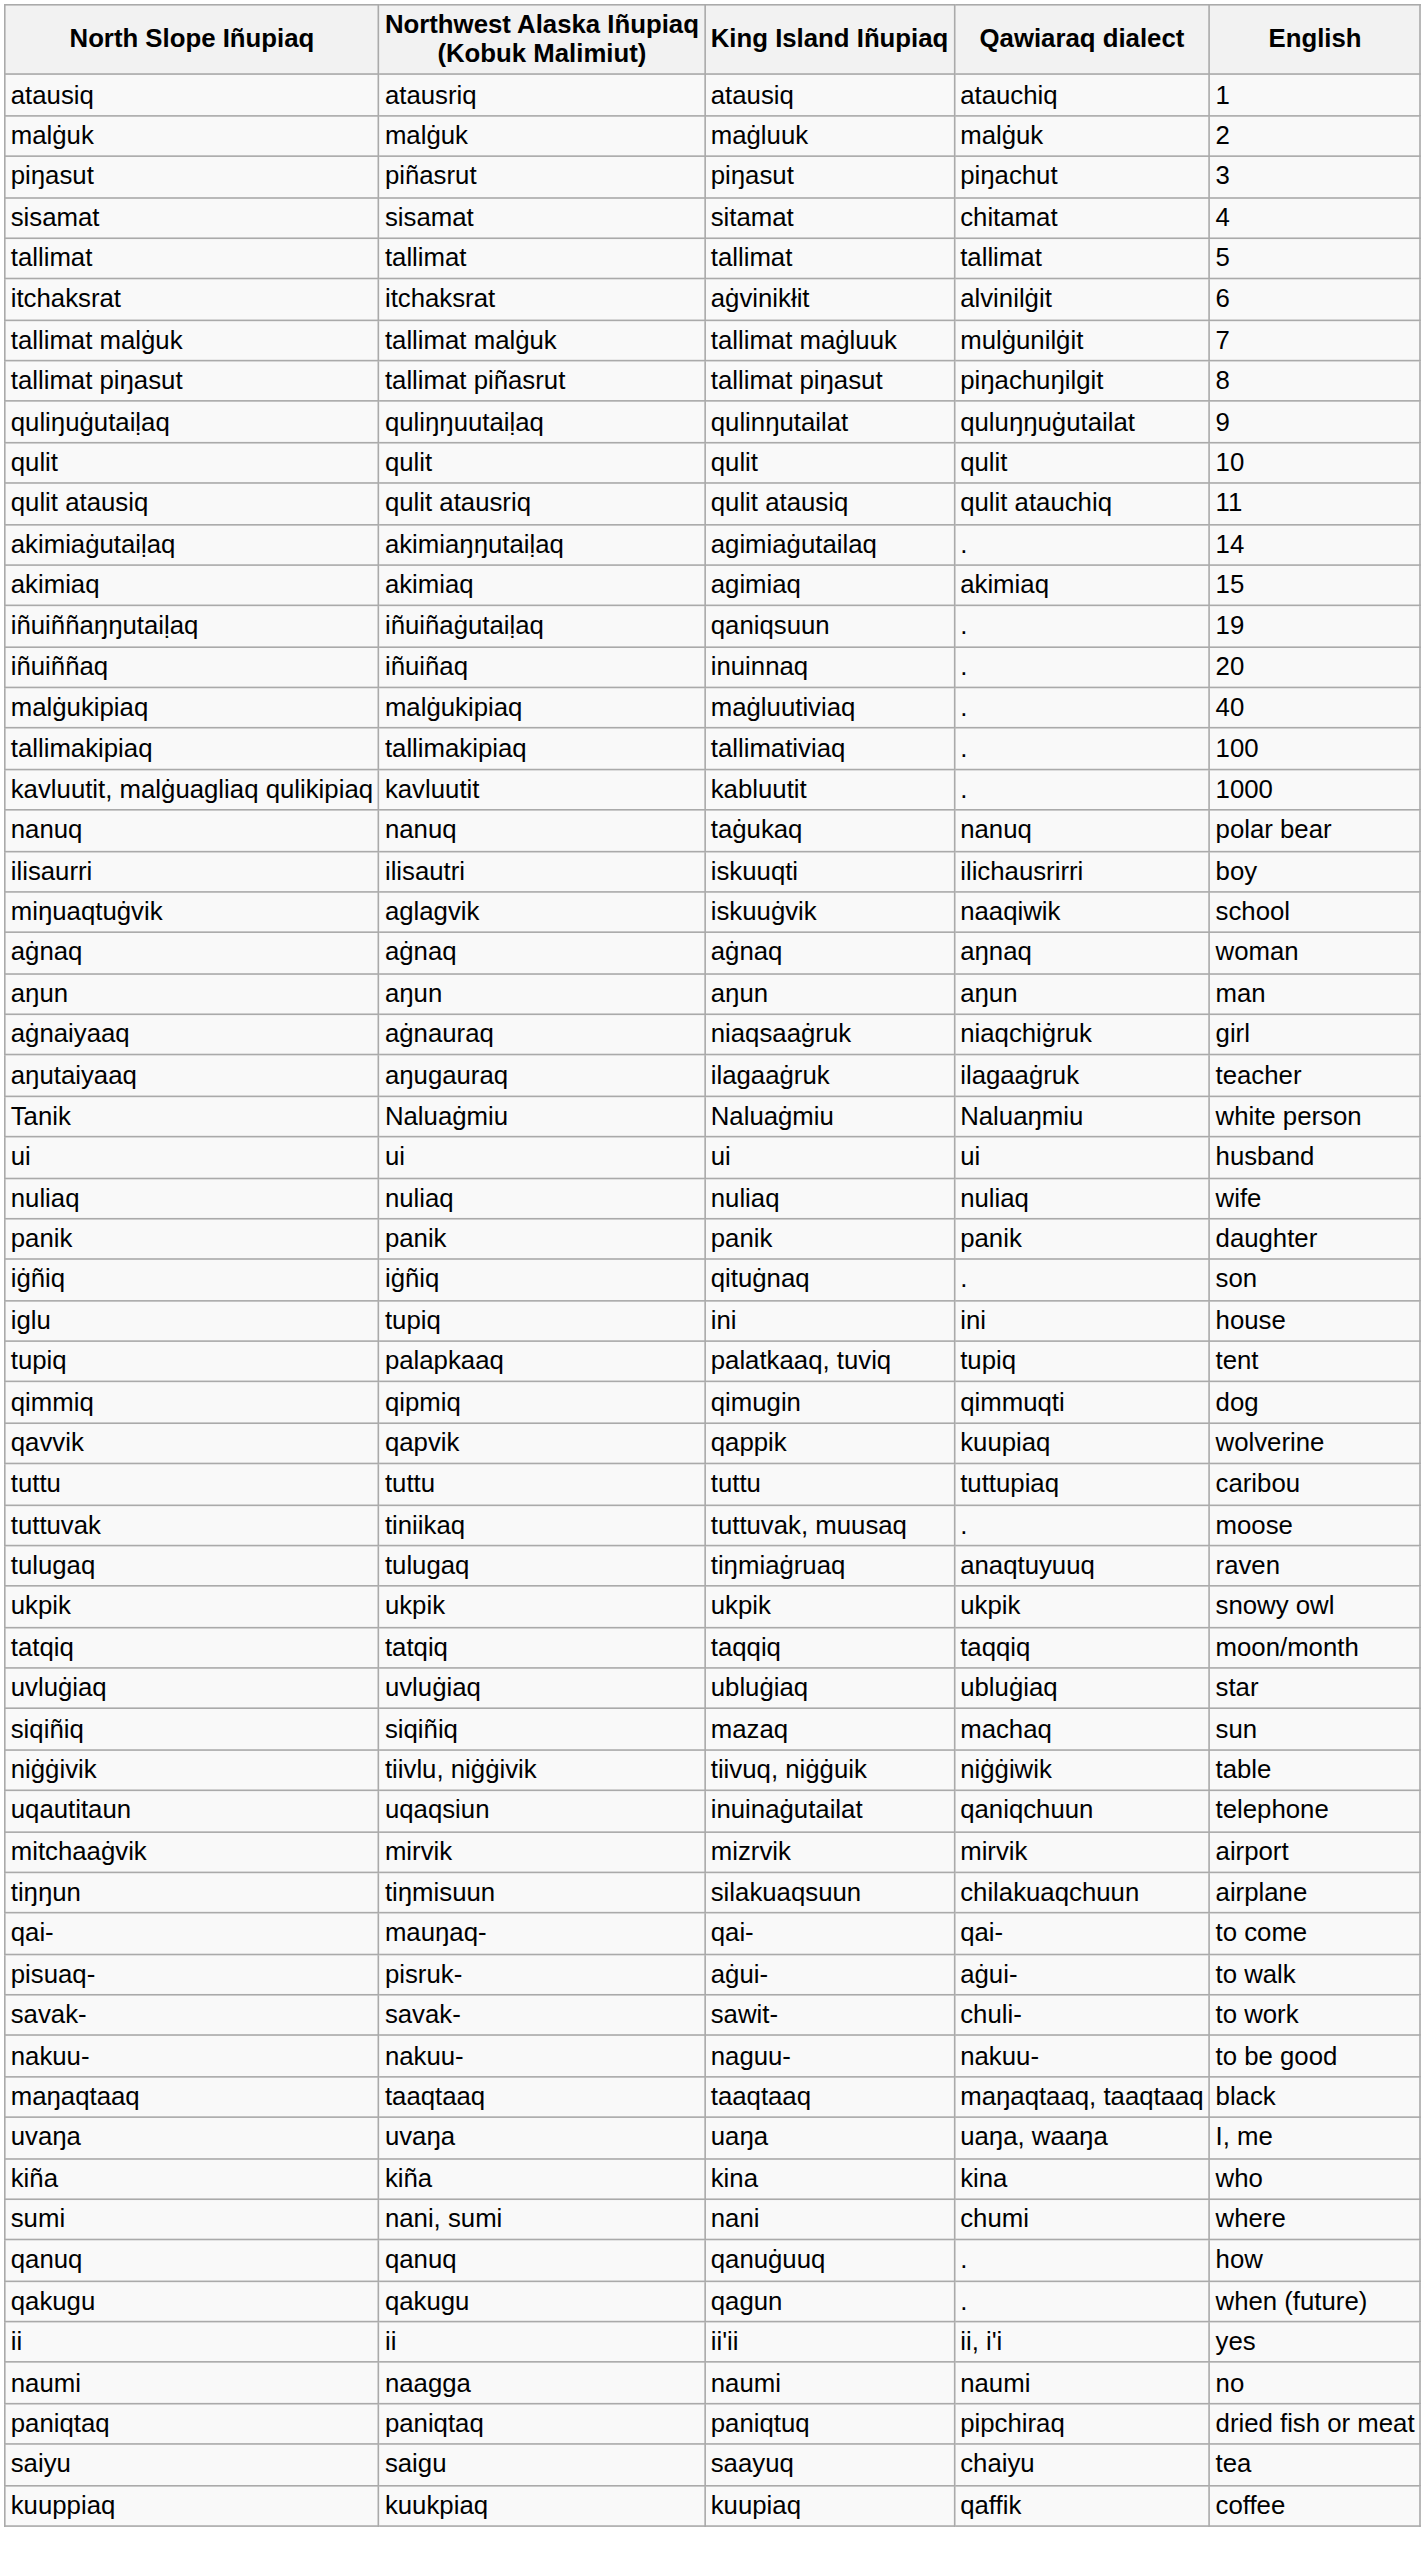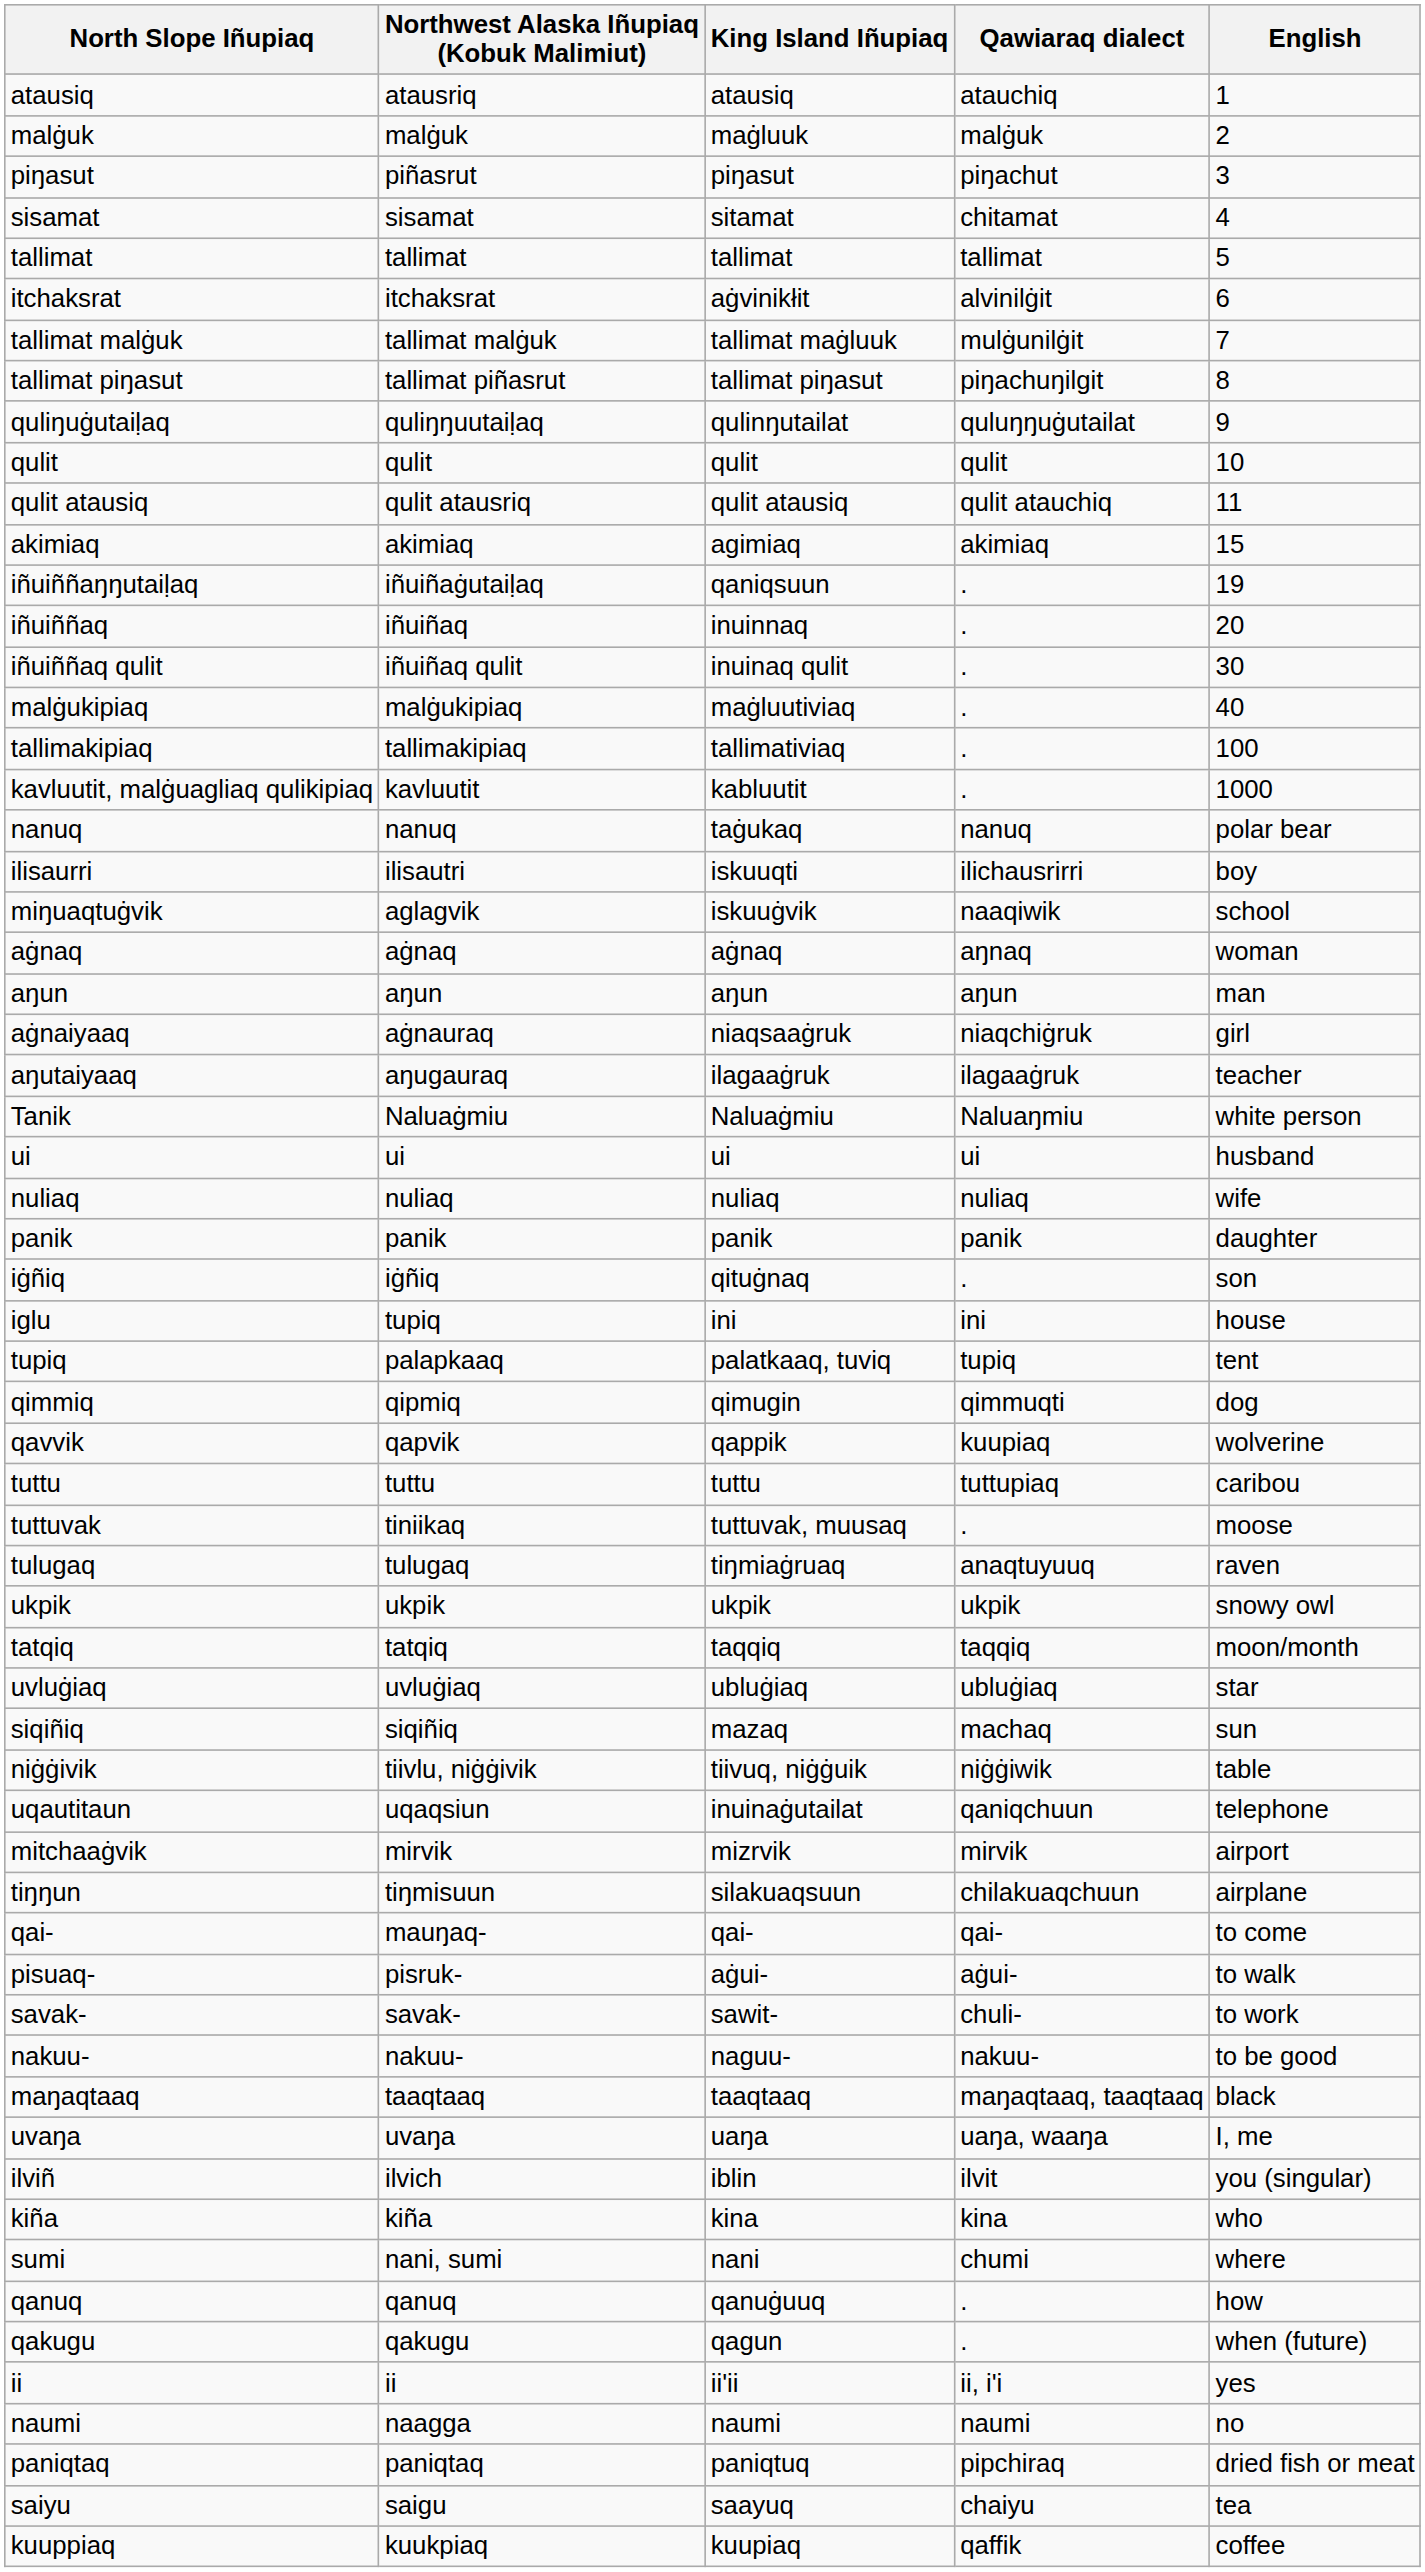- row: (93, 544)
+ row: (87, 666)
+ row: (33, 2178)
